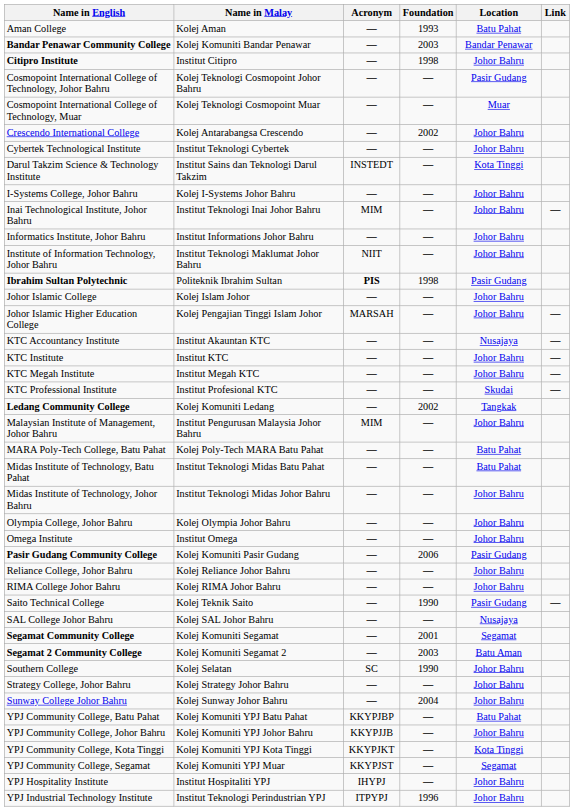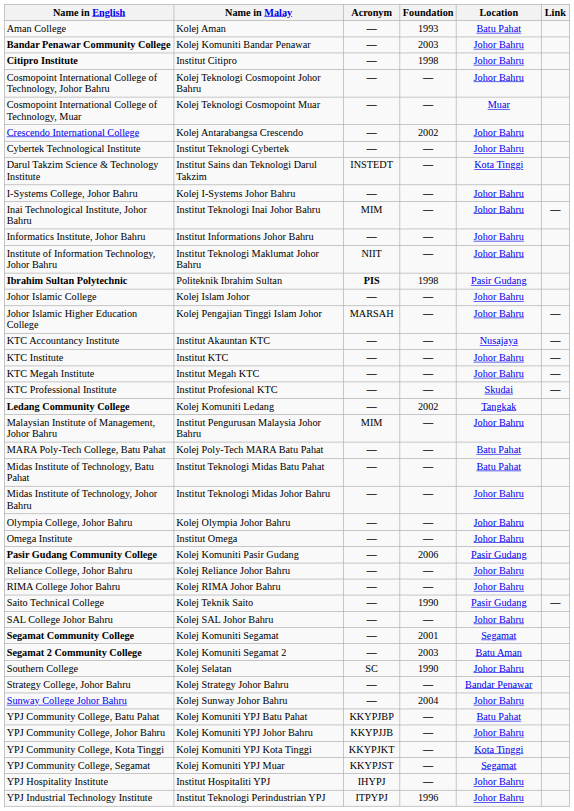(499, 45) Bandar Penawar -> (499, 45) Johor Bahru
(499, 77) Pasir Gudang -> (499, 77) Johor Bahru
(499, 619) Nusajaya -> (499, 619) Johor Bahru
(499, 684) Johor Bahru -> (499, 684) Bandar Penawar
